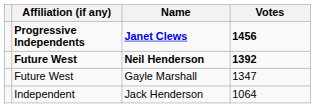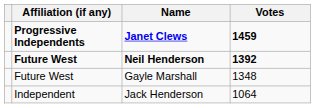(244, 36) 1456 -> (244, 36) 1459
(244, 77) 1347 -> (244, 77) 1348
